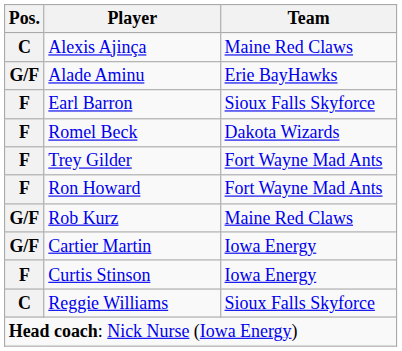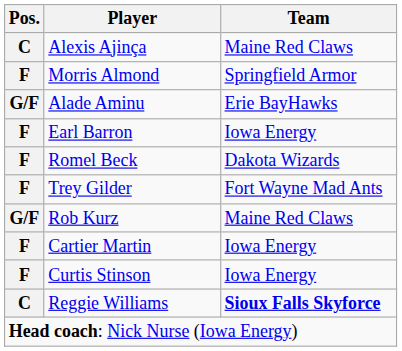+ row: (104, 75)
(300, 103) Sioux Falls Skyforce -> (270, 132) Iowa Energy
- row: (94, 189)
(24, 246) G/F -> (24, 246) F
(300, 302) normal -> (303, 302) bold
